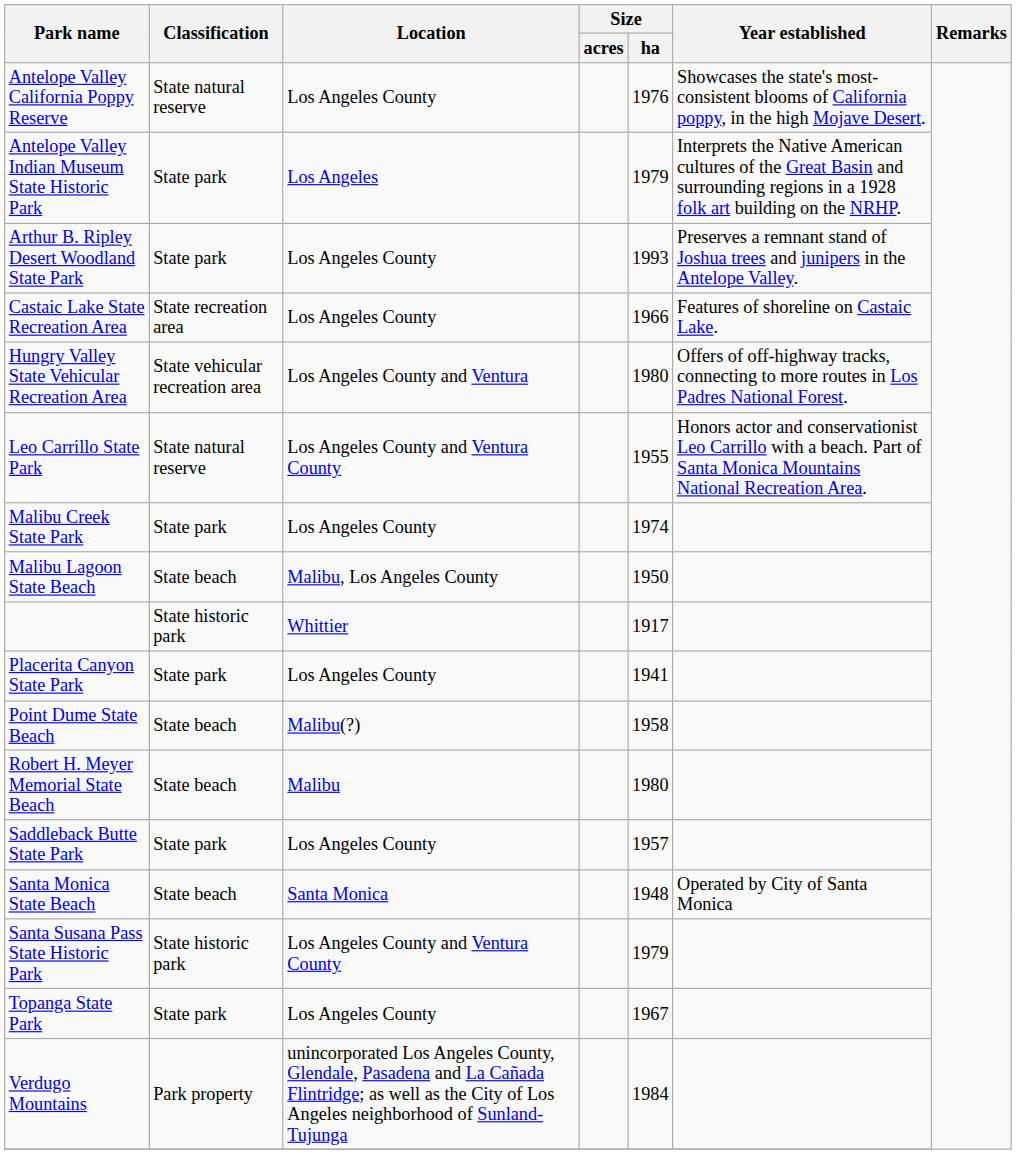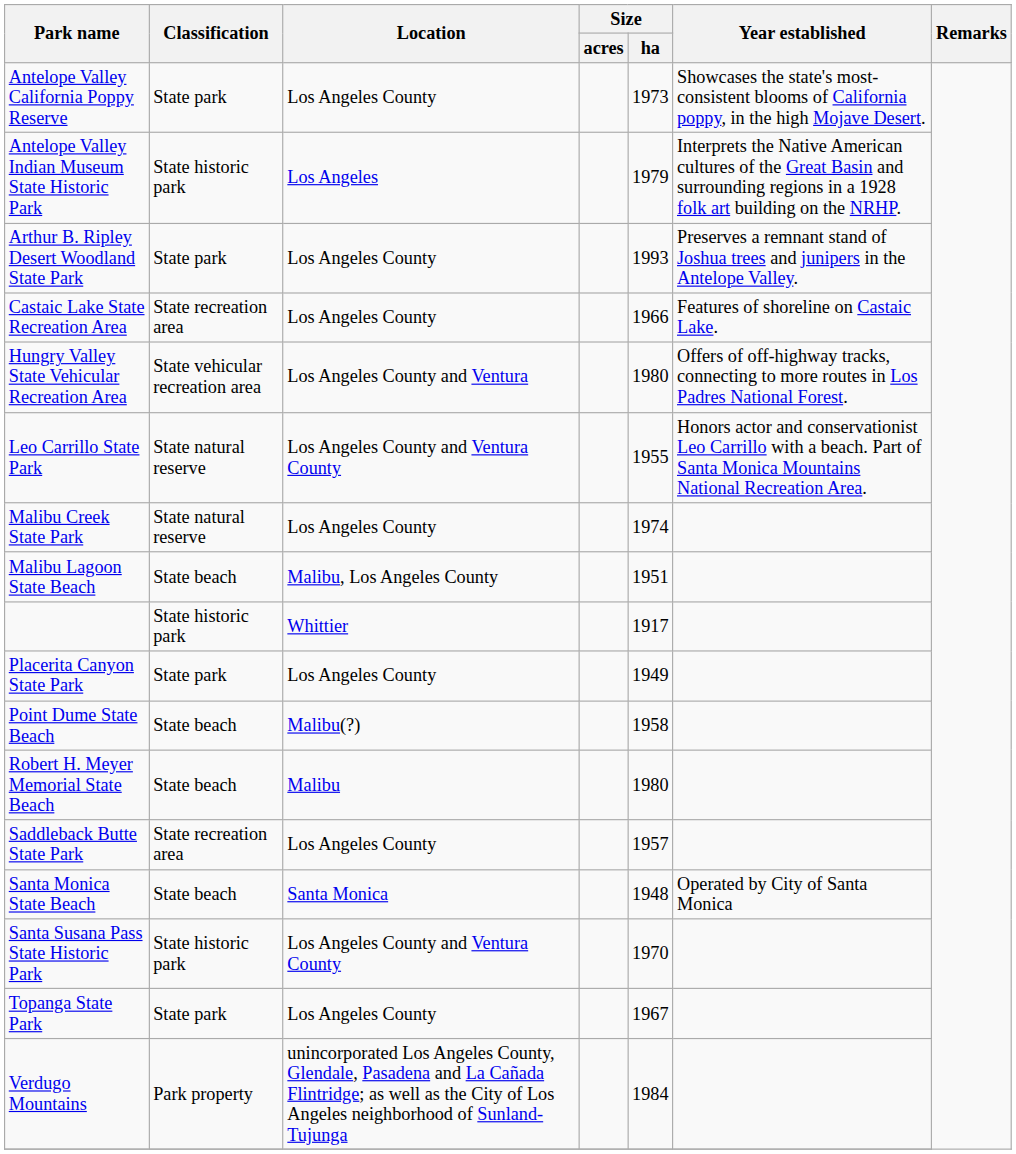(199, 97) State natural reserve -> (190, 97) State park
(650, 97) 1976 -> (650, 97) 1973
(190, 177) State park -> (201, 177) State historic park
(190, 527) State park -> (199, 527) State natural reserve
(650, 576) 1950 -> (650, 576) 1951
(650, 675) 1941 -> (650, 675) 1949
(190, 844) State park -> (210, 844) State recreation area
(650, 953) 1979 -> (650, 953) 1970
